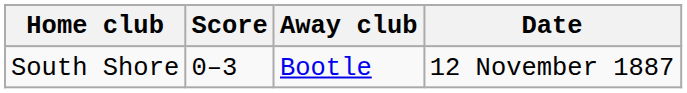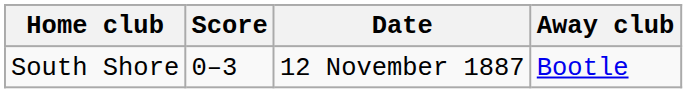columns swapped: (349, 26) <-> (552, 26)
